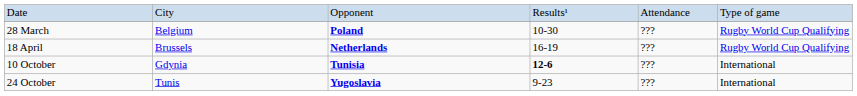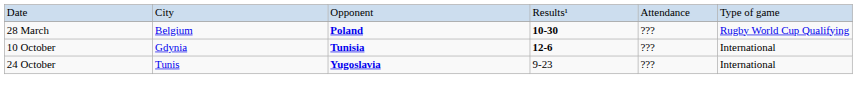(545, 30) normal -> (545, 30) bold
- row: (25, 47)
